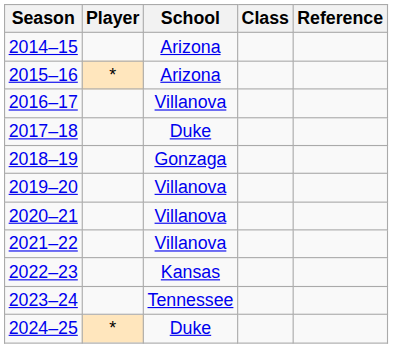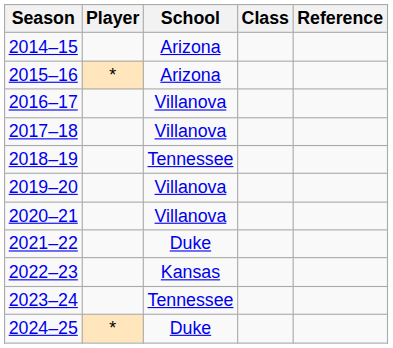(190, 131) Duke -> (190, 131) Villanova
(190, 159) Gonzaga -> (190, 159) Tennessee
(190, 243) Villanova -> (190, 243) Duke
